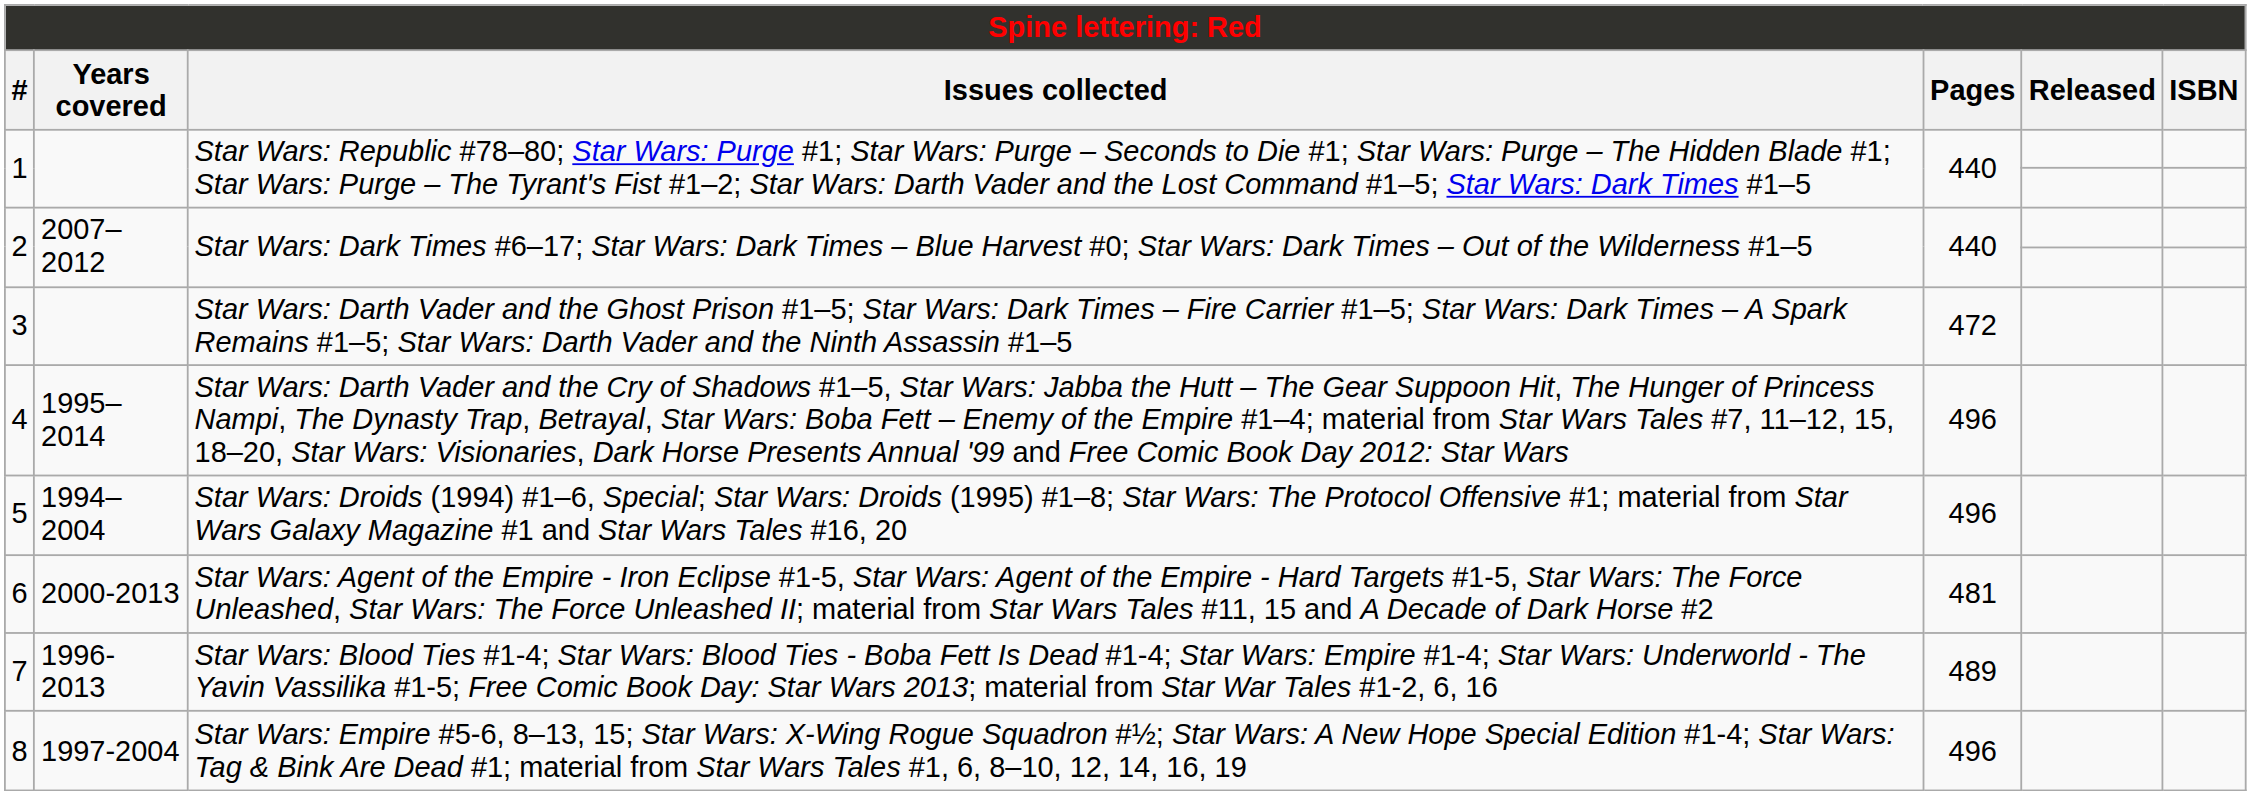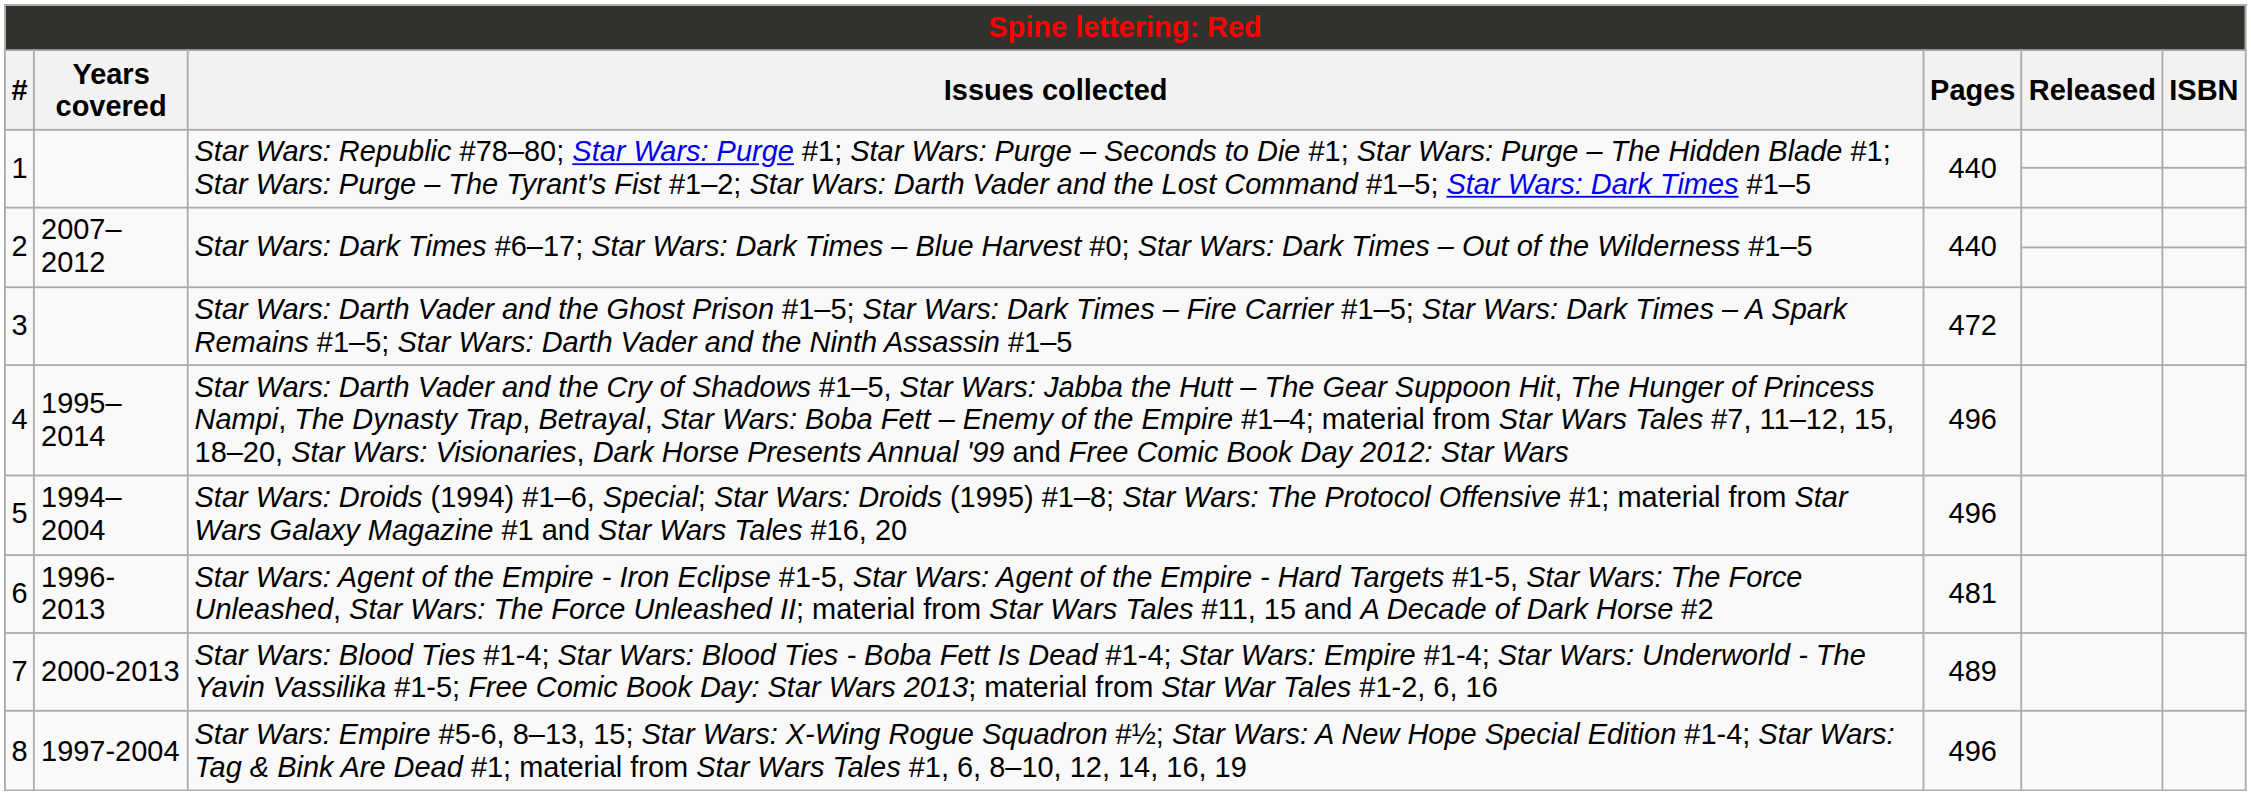(110, 593) 2000-2013 -> (78, 593) 1996- 2013
(78, 671) 1996- 2013 -> (110, 671) 2000-2013
